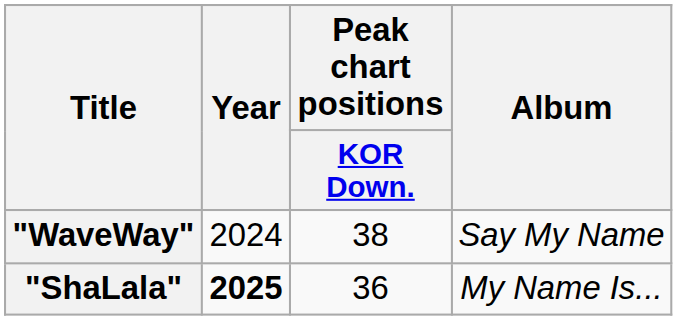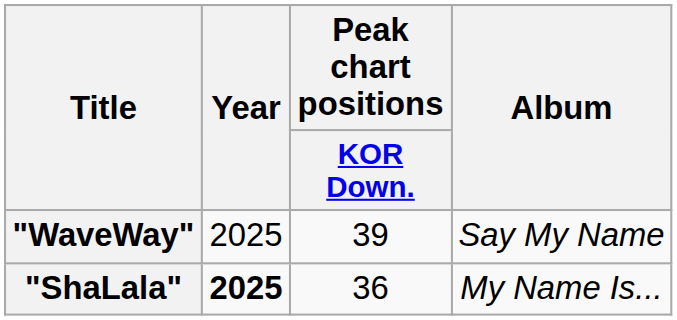(246, 235) 2024 -> (246, 235) 2025
(370, 235) 38 -> (370, 235) 39
